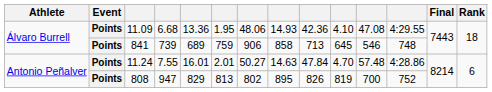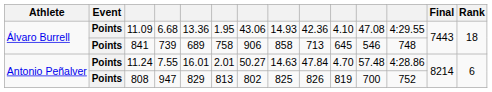(253, 30) 48.06 -> (253, 30) 43.06
(224, 46) 759 -> (224, 46) 758
(284, 79) 895 -> (284, 79) 825
